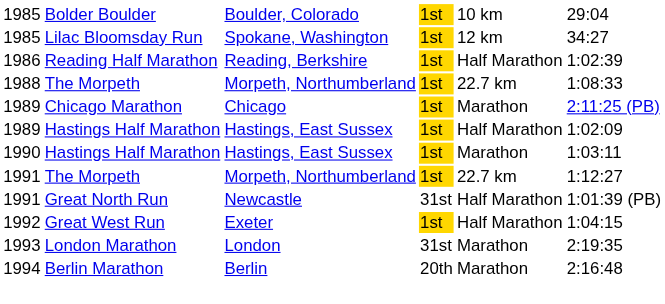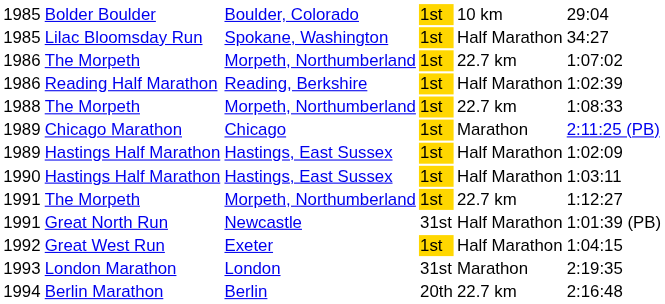(480, 37) 12 km -> (510, 37) Half Marathon
+ row: (22, 60)
(492, 153) Marathon -> (510, 176) Half Marathon
(492, 268) Marathon -> (487, 291) 22.7 km
